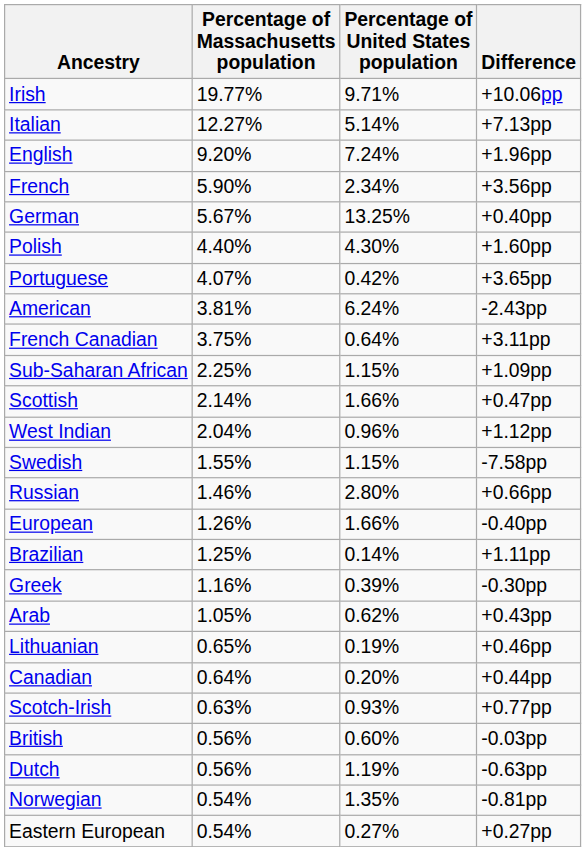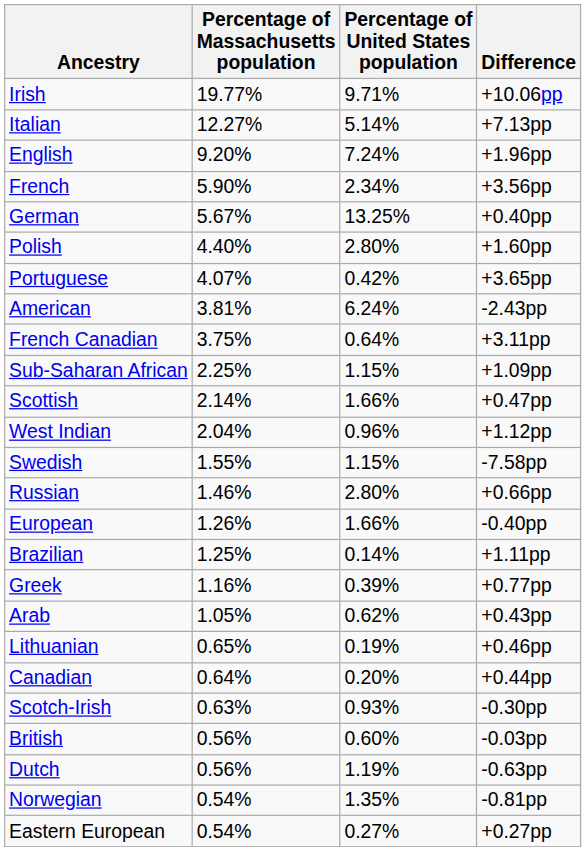(372, 247) 4.30% -> (372, 247) 2.80%
(514, 585) -0.30pp -> (517, 585) +0.77pp
(517, 708) +0.77pp -> (514, 708) -0.30pp
